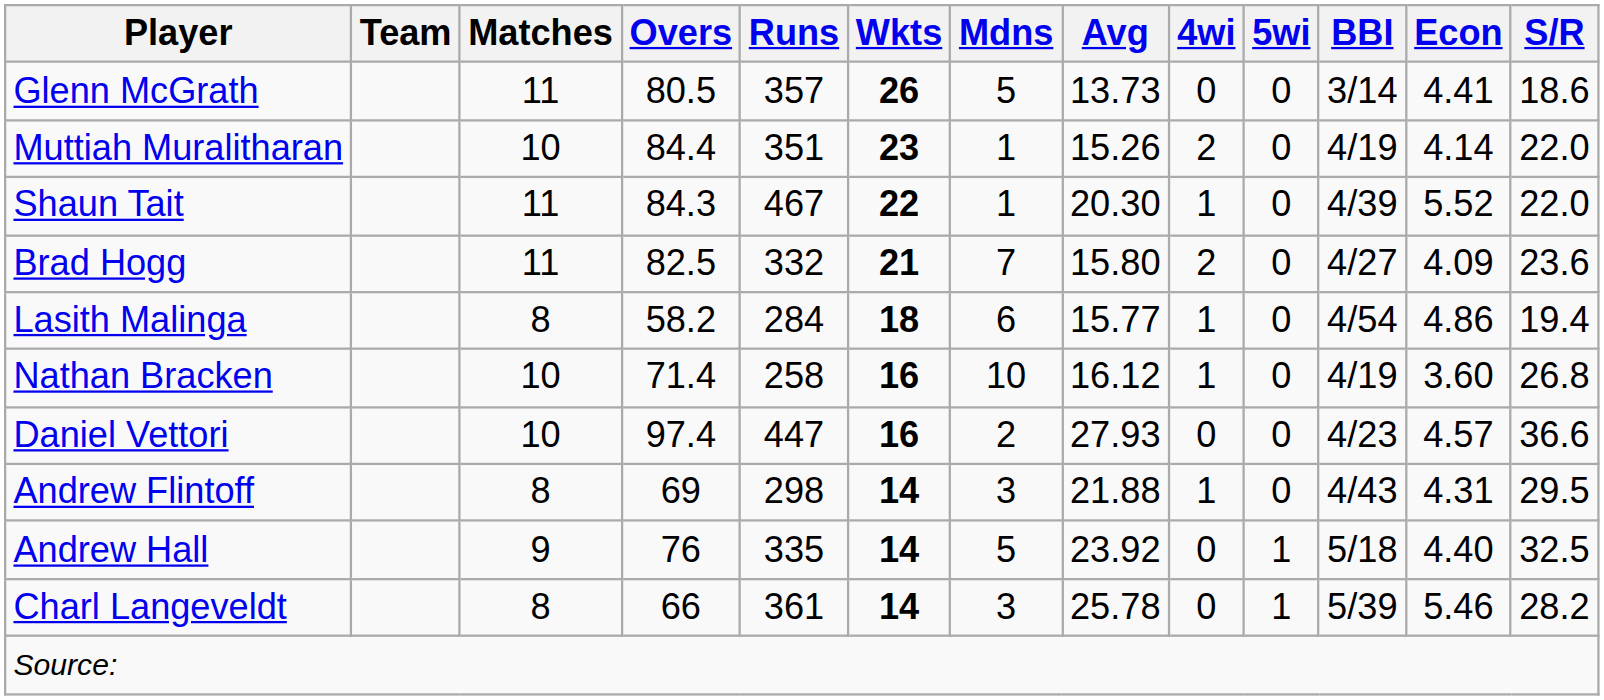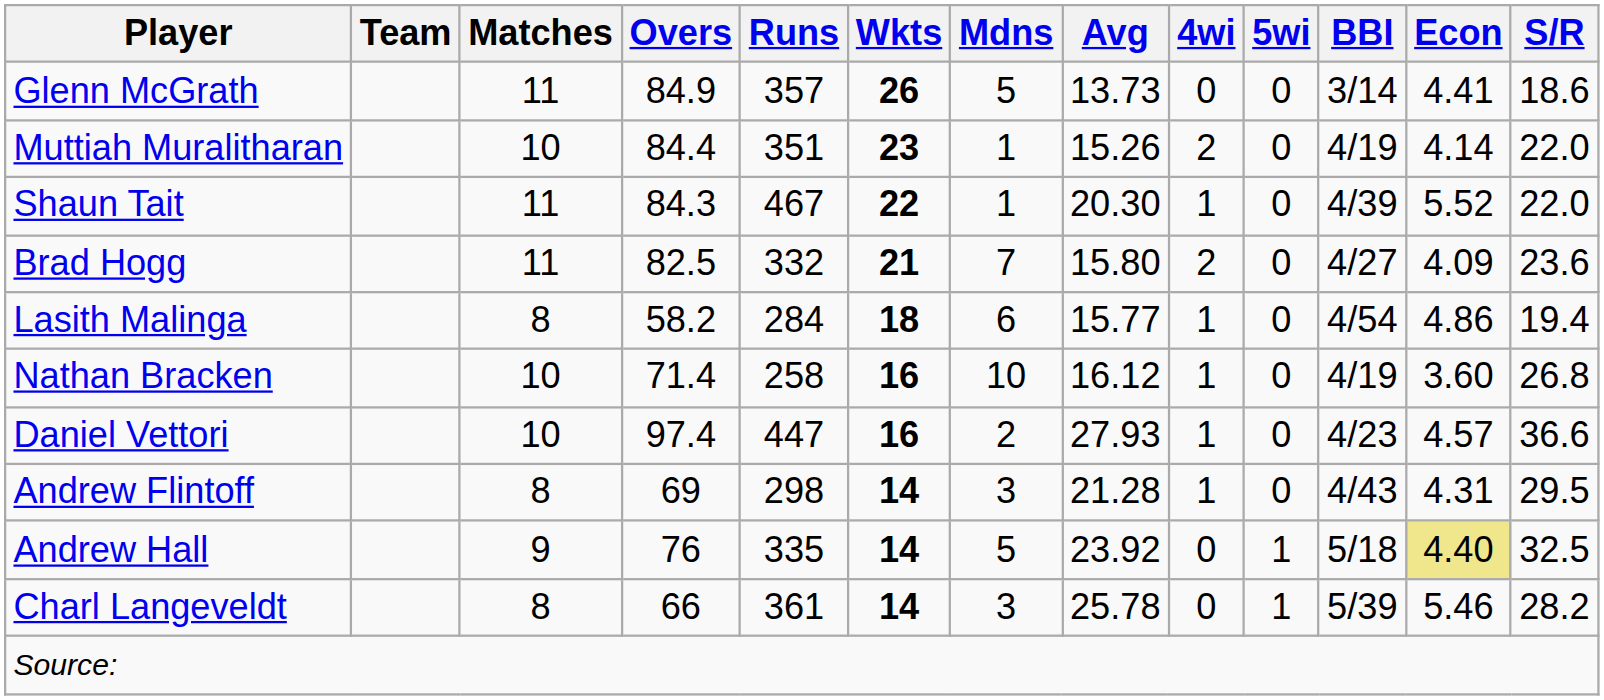(681, 90) 80.5 -> (681, 90) 84.9
(1206, 434) 0 -> (1206, 434) 1
(1115, 491) 21.88 -> (1115, 491) 21.28
(1458, 549) no background -> (1458, 549) khaki background
